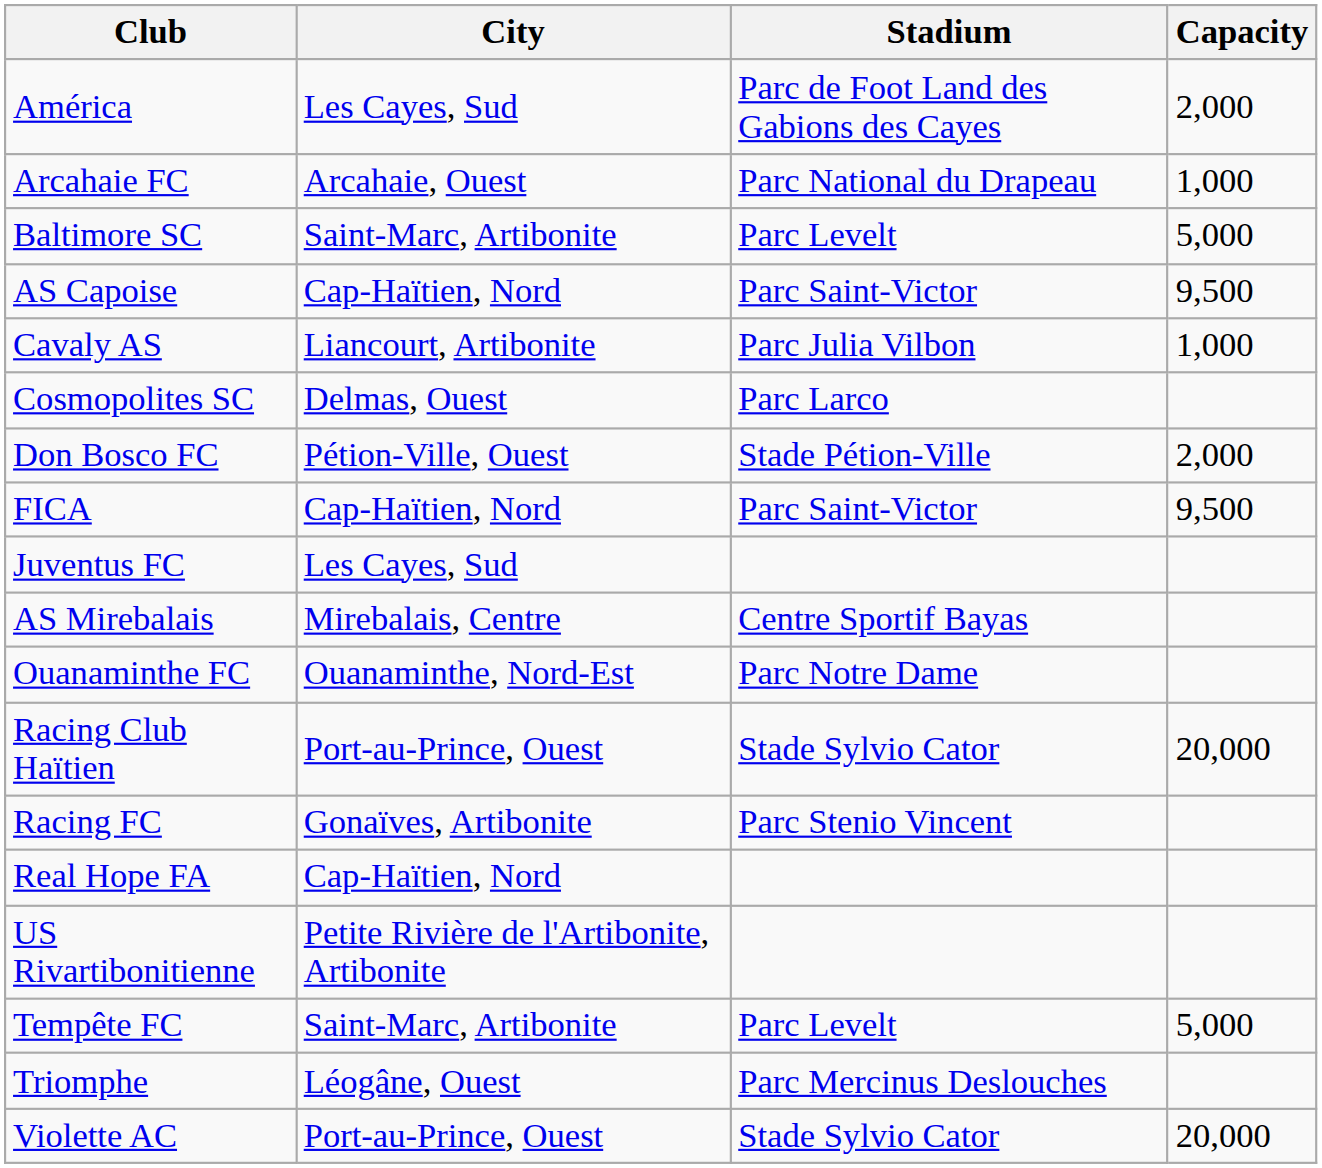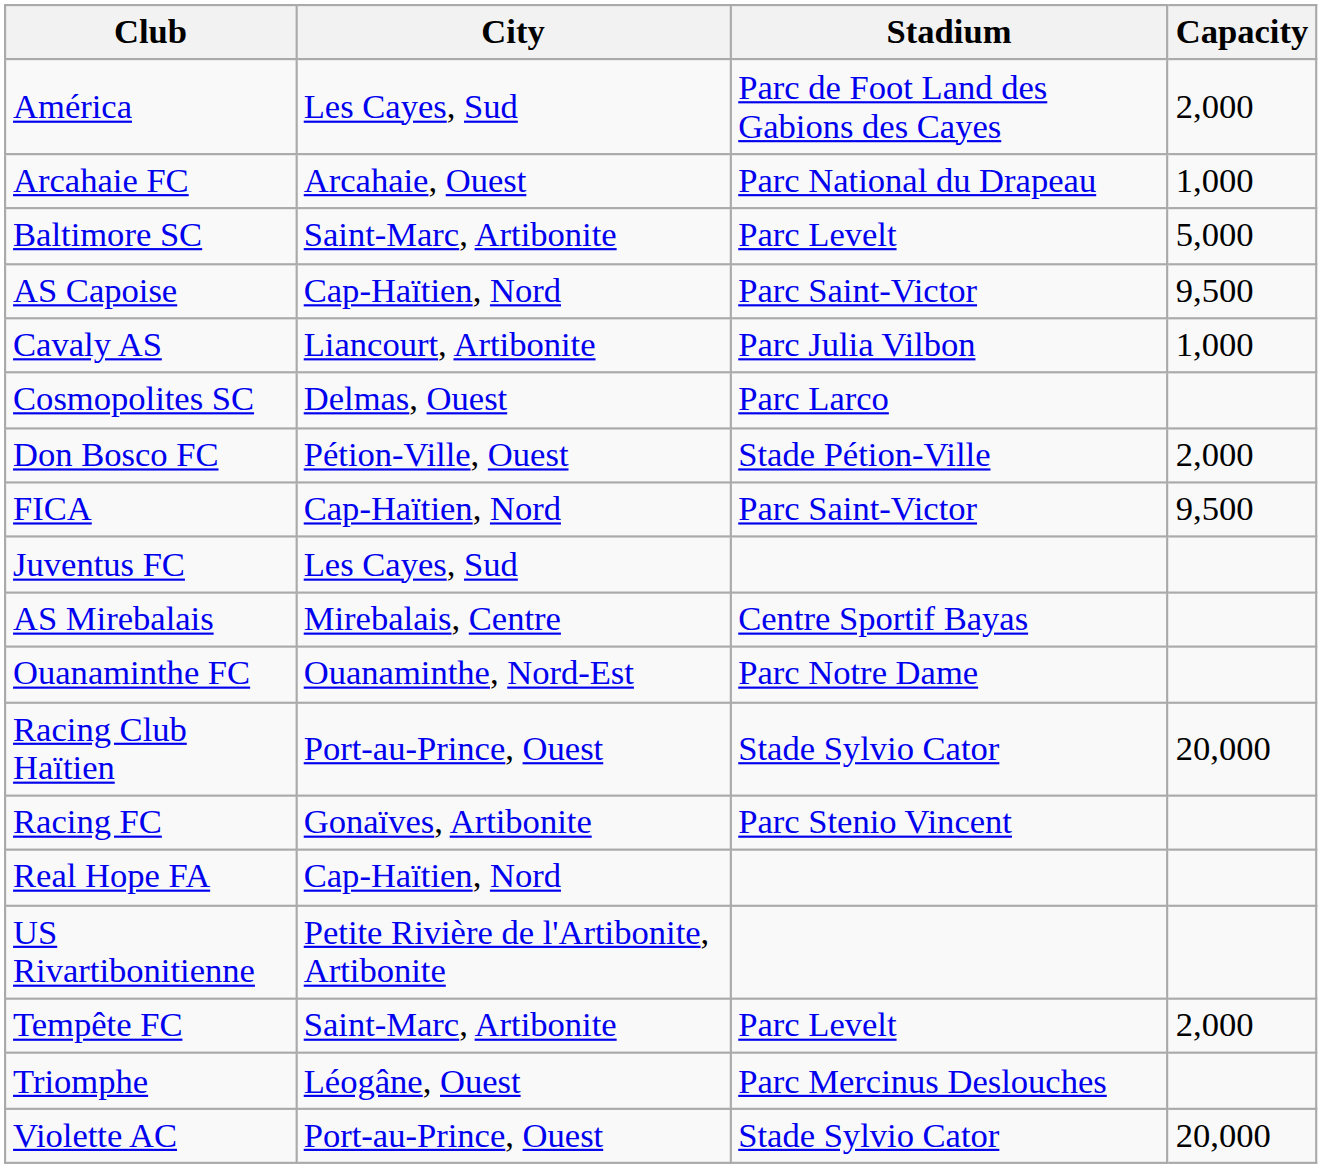(1215, 1025) 5,000 -> (1215, 1025) 2,000
